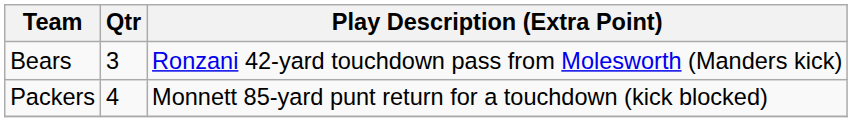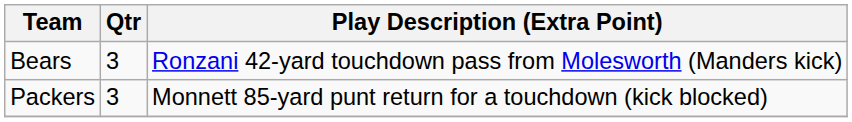(113, 97) 4 -> (113, 97) 3
